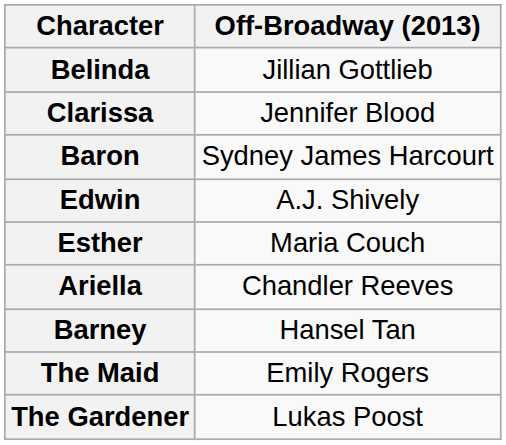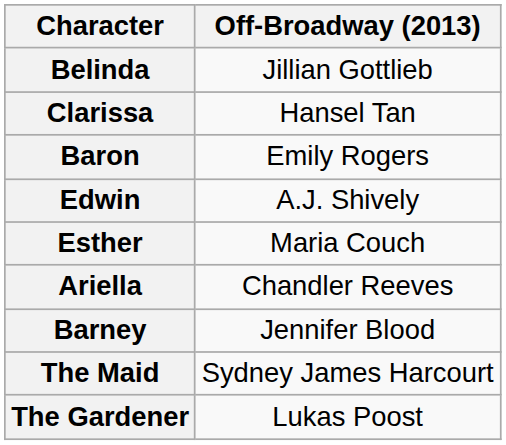(348, 112) Jennifer Blood -> (348, 112) Hansel Tan
(348, 156) Sydney James Harcourt -> (348, 156) Emily Rogers
(348, 329) Hansel Tan -> (348, 329) Jennifer Blood
(348, 373) Emily Rogers -> (348, 373) Sydney James Harcourt
